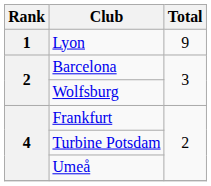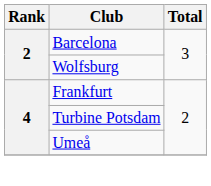- row: (69, 42)
